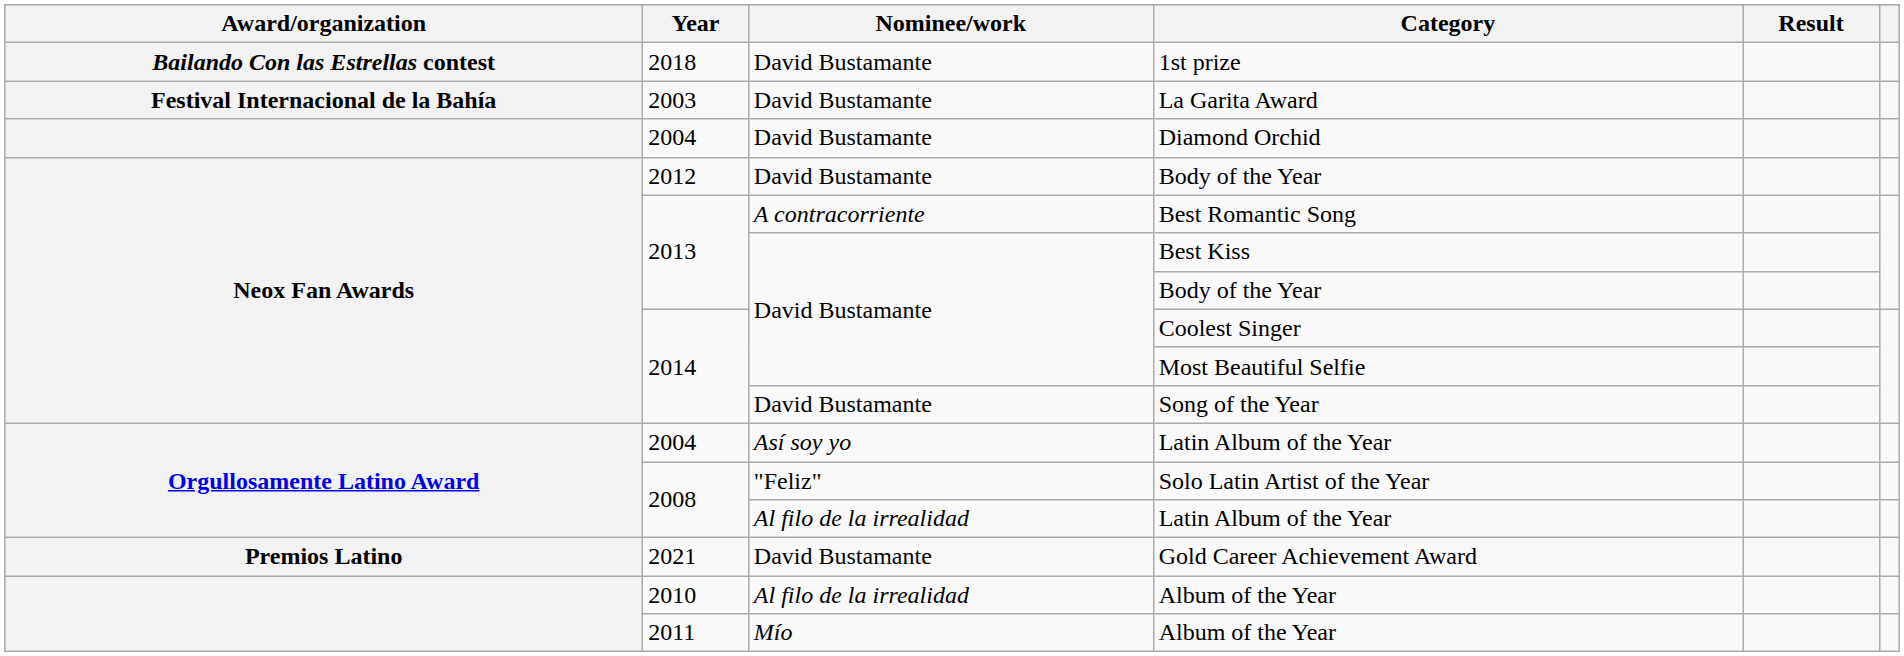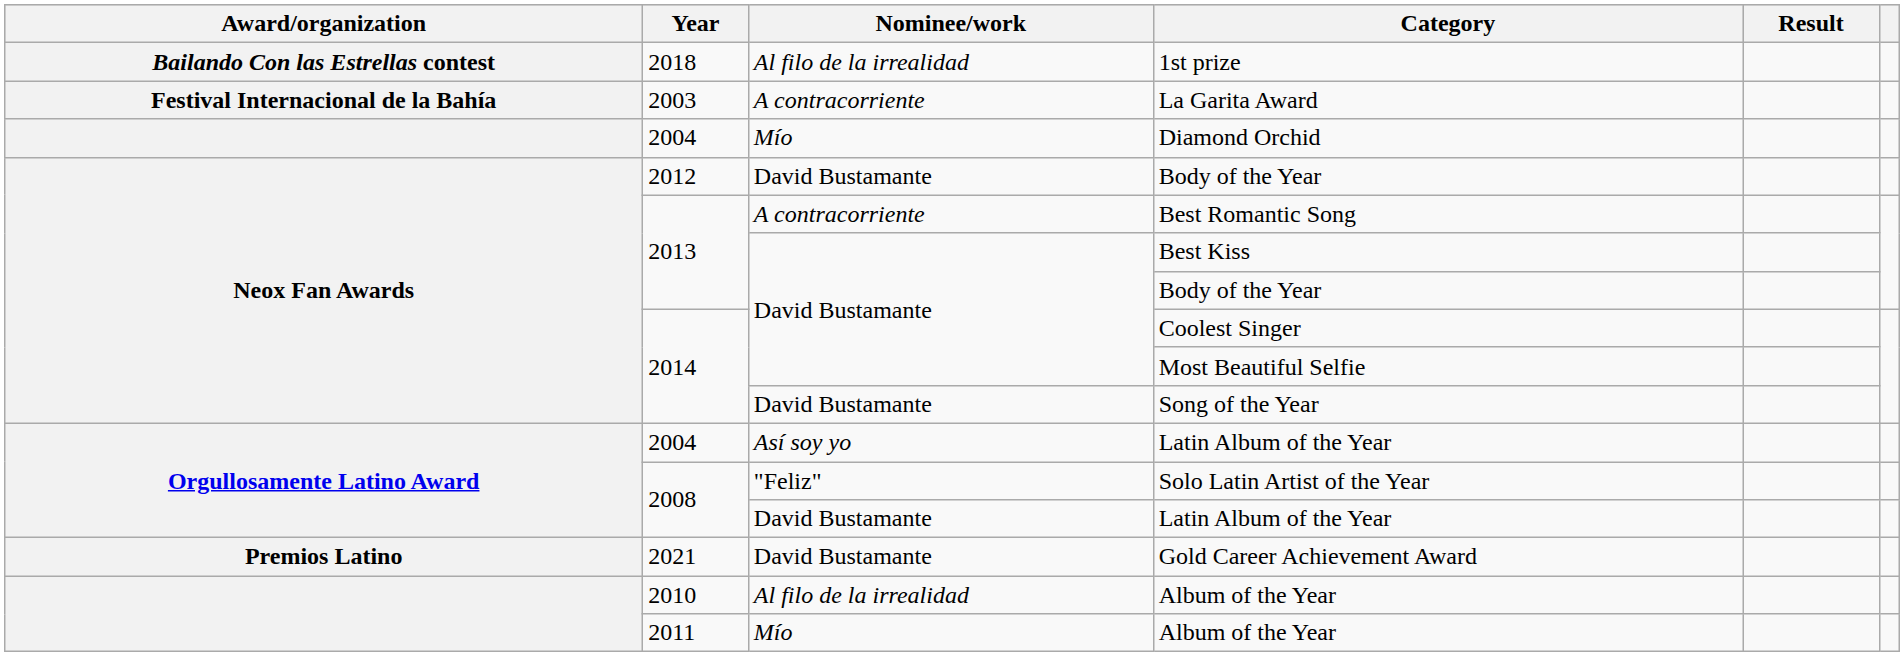(843, 61) David Bustamante -> (861, 61) Al filo de la irrealidad
(843, 99) David Bustamante -> (839, 99) A contracorriente
(843, 137) David Bustamante -> (773, 137) Mío
(861, 518) Al filo de la irrealidad -> (843, 518) David Bustamante
